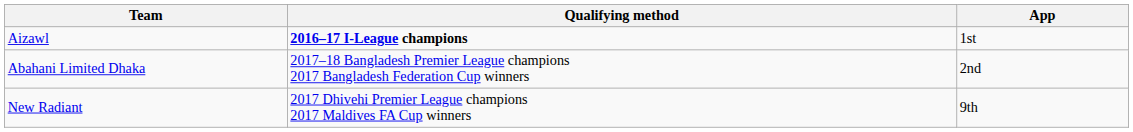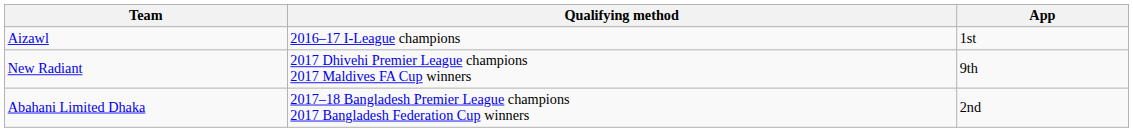(379, 38) bold -> (375, 38) normal
rows swapped: (45, 107) <-> (77, 68)
